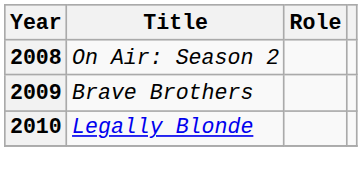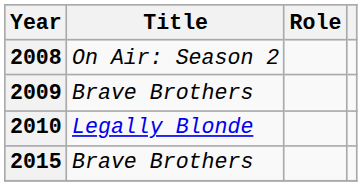+ row: (36, 163)
